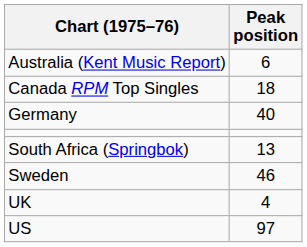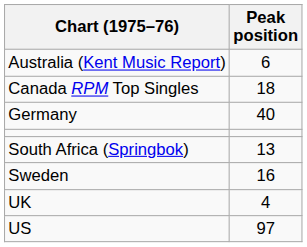(266, 176) 46 -> (266, 176) 16
